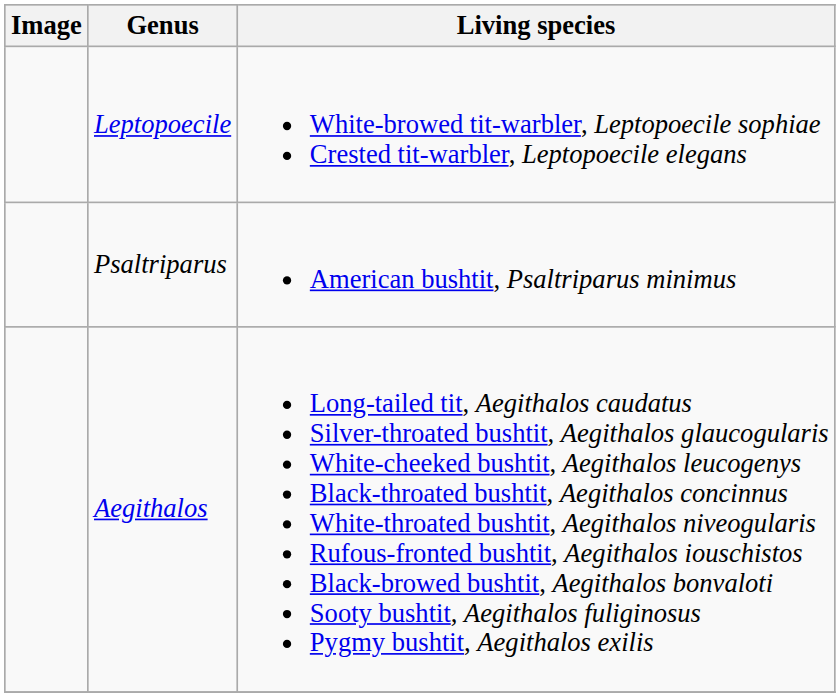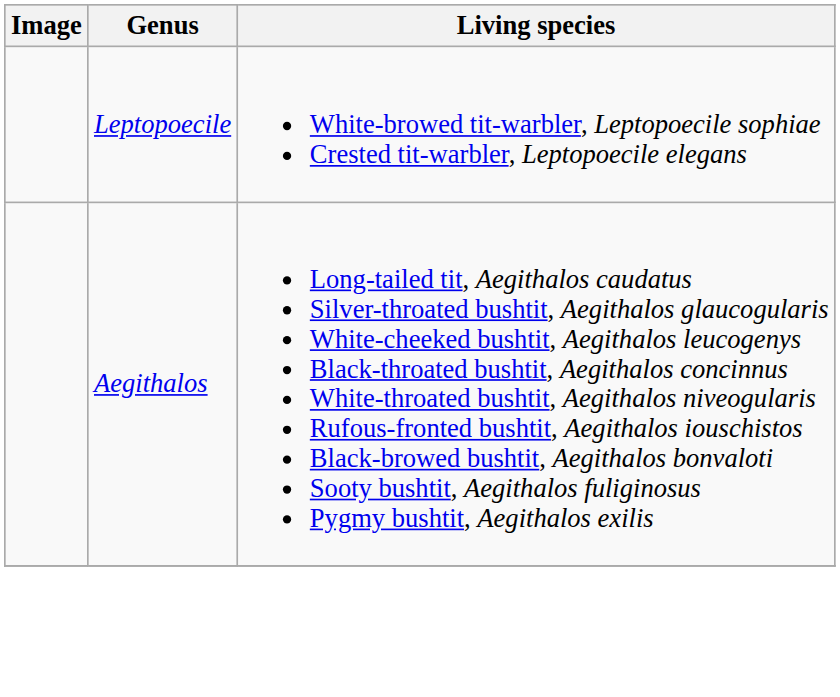- row: (160, 264)
